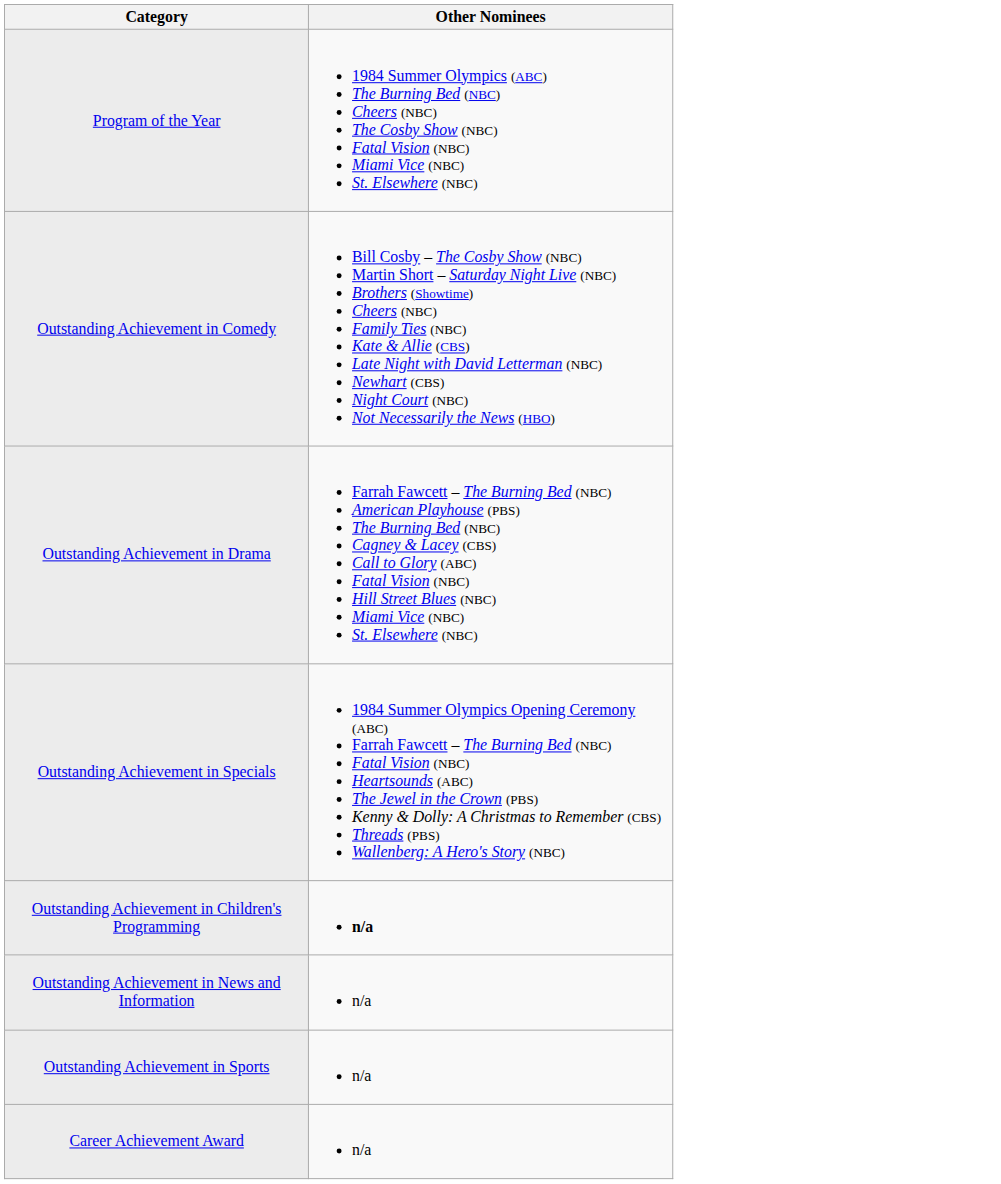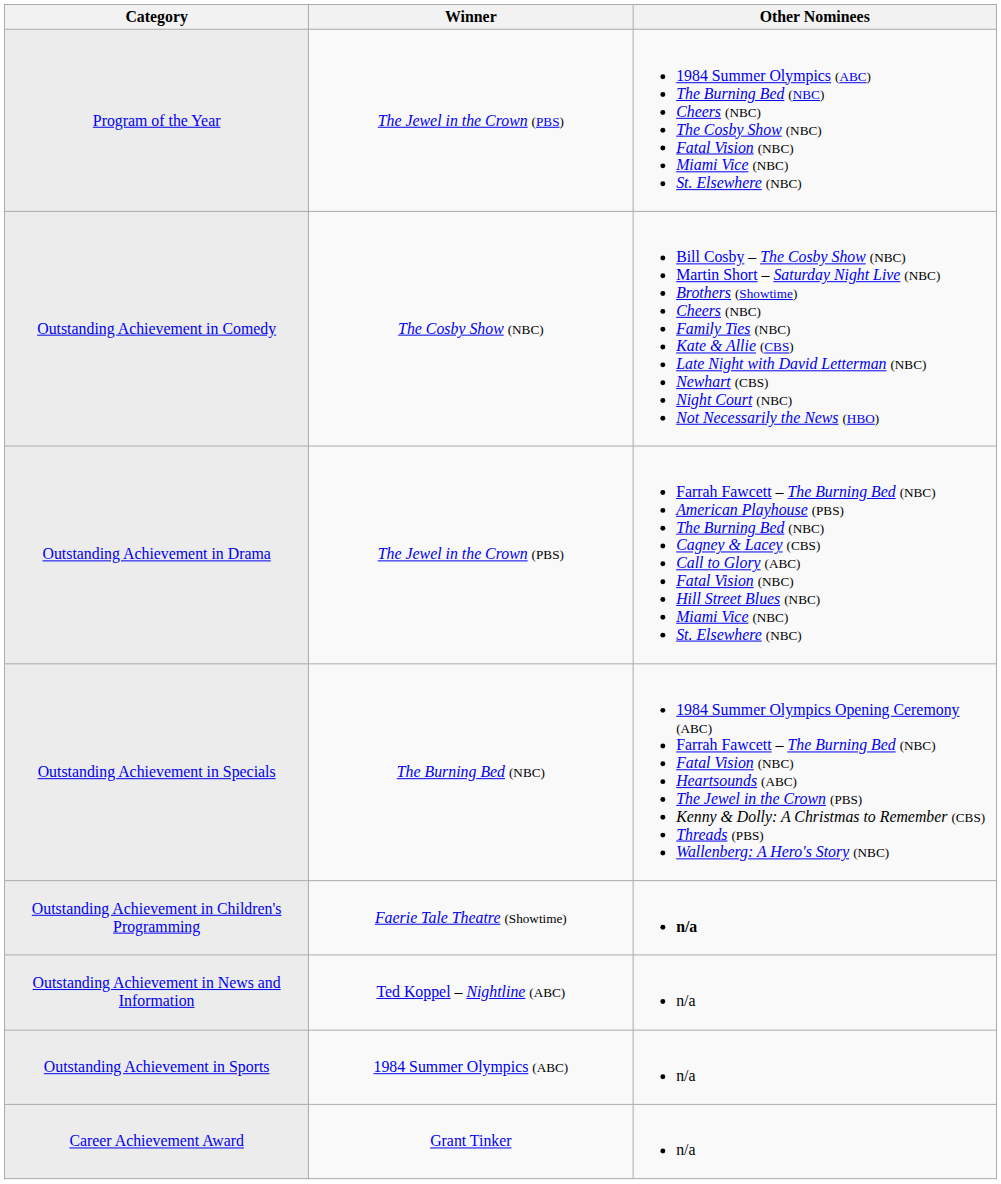+ column: (471, 17)
